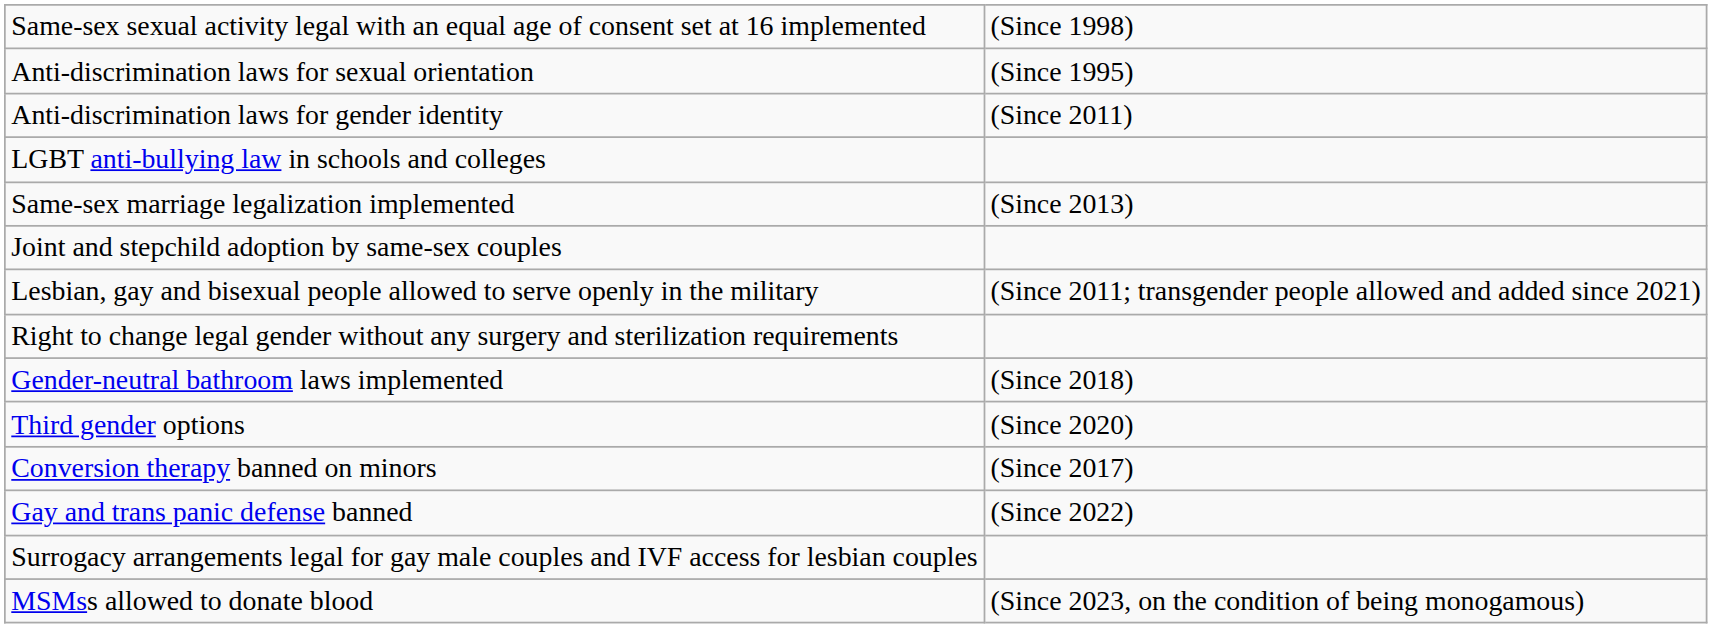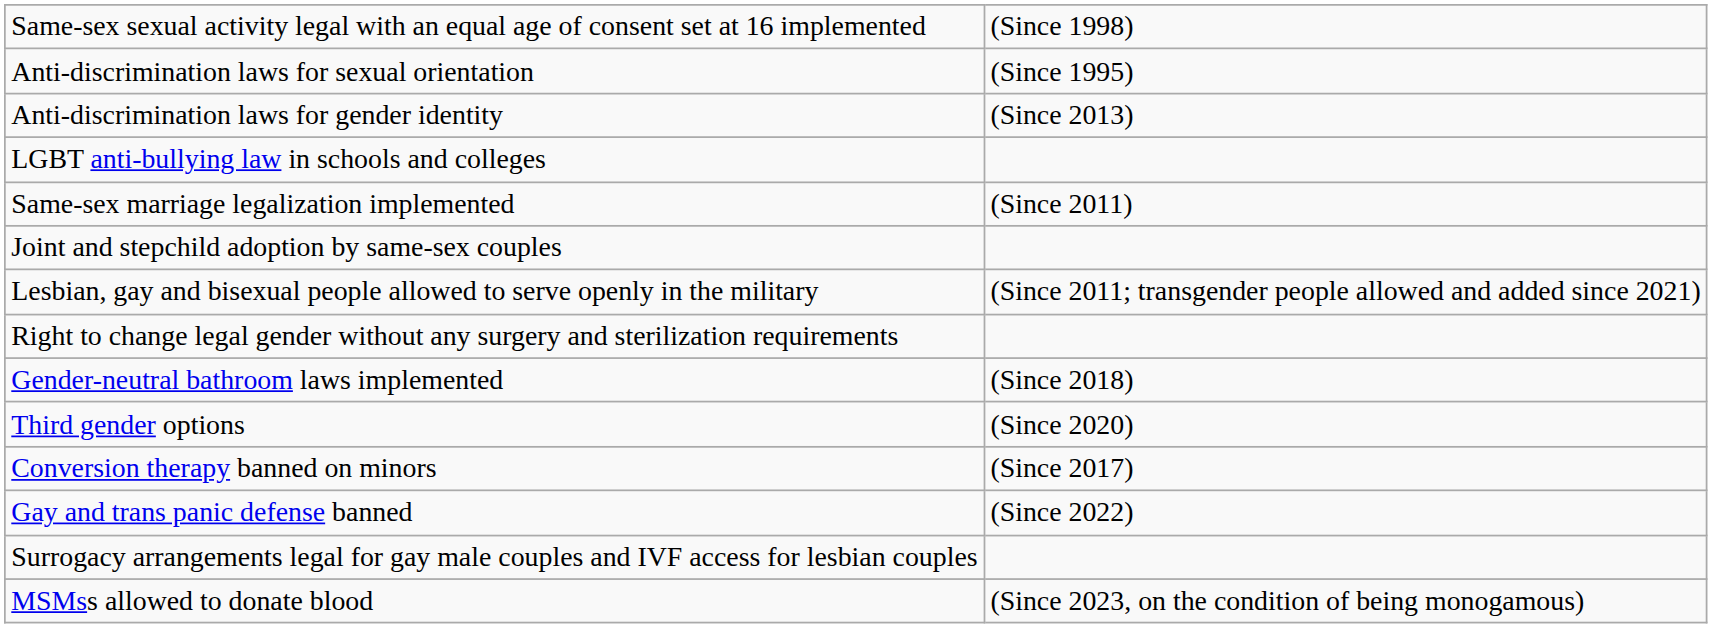(1061, 114) (Since 2011) -> (1062, 114) (Since 2013)
(1062, 203) (Since 2013) -> (1061, 203) (Since 2011)
